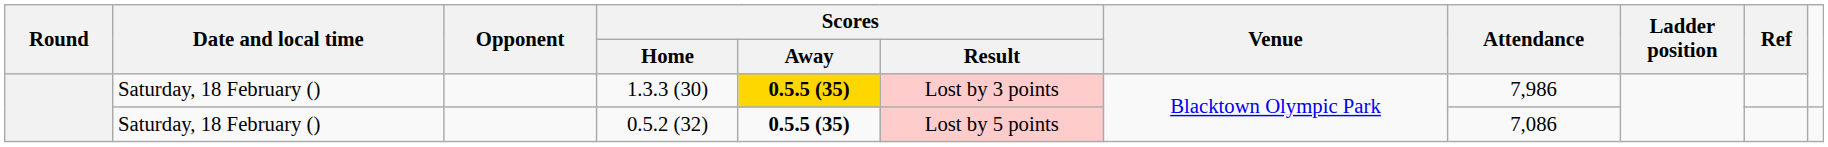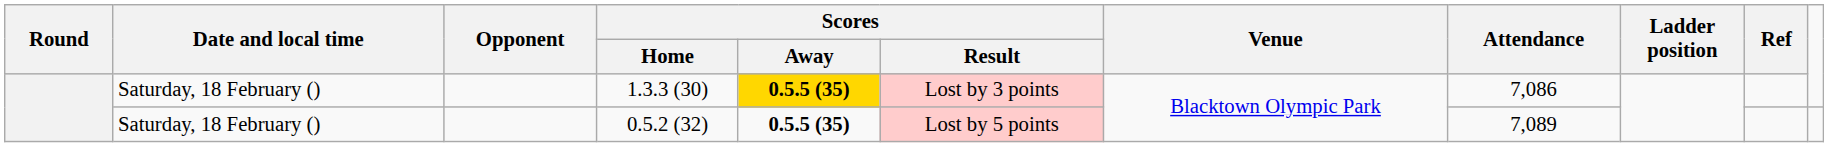(1534, 90) 7,986 -> (1534, 90) 7,086
(1534, 124) 7,086 -> (1534, 124) 7,089
